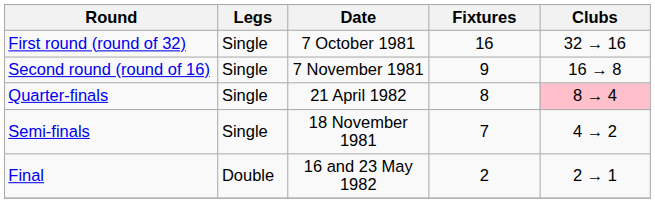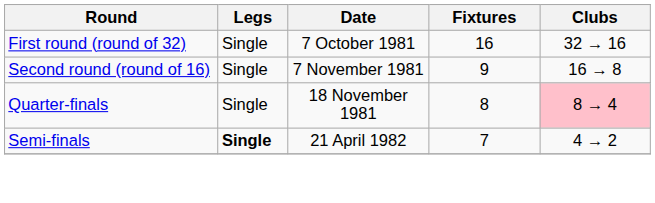(358, 95) 21 April 1982 -> (358, 105) 18 November 1981
(245, 131) normal -> (247, 140) bold
(358, 131) 18 November 1981 -> (358, 140) 21 April 1982
- row: (26, 176)
